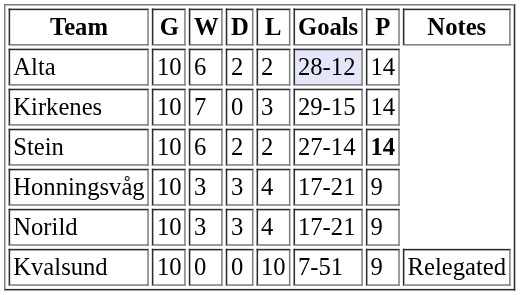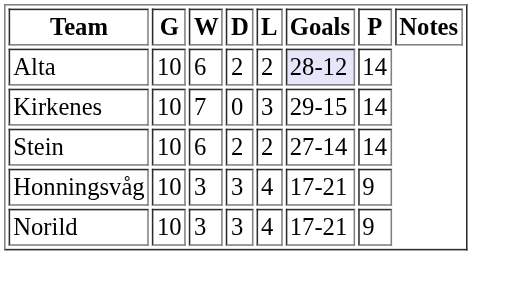(383, 146) bold -> (375, 146) normal
- row: (60, 267)
